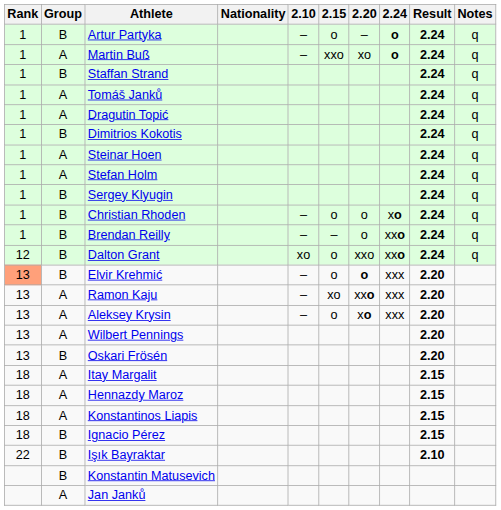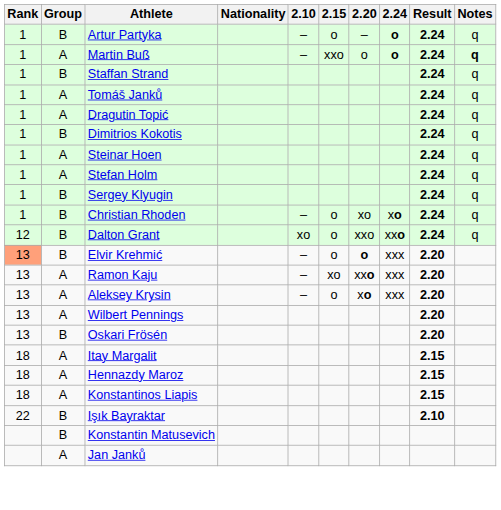(364, 54) xo -> (364, 54) o
(475, 54) normal -> (475, 54) bold
(364, 214) o -> (364, 214) xo
- row: (129, 235)
- row: (126, 435)
